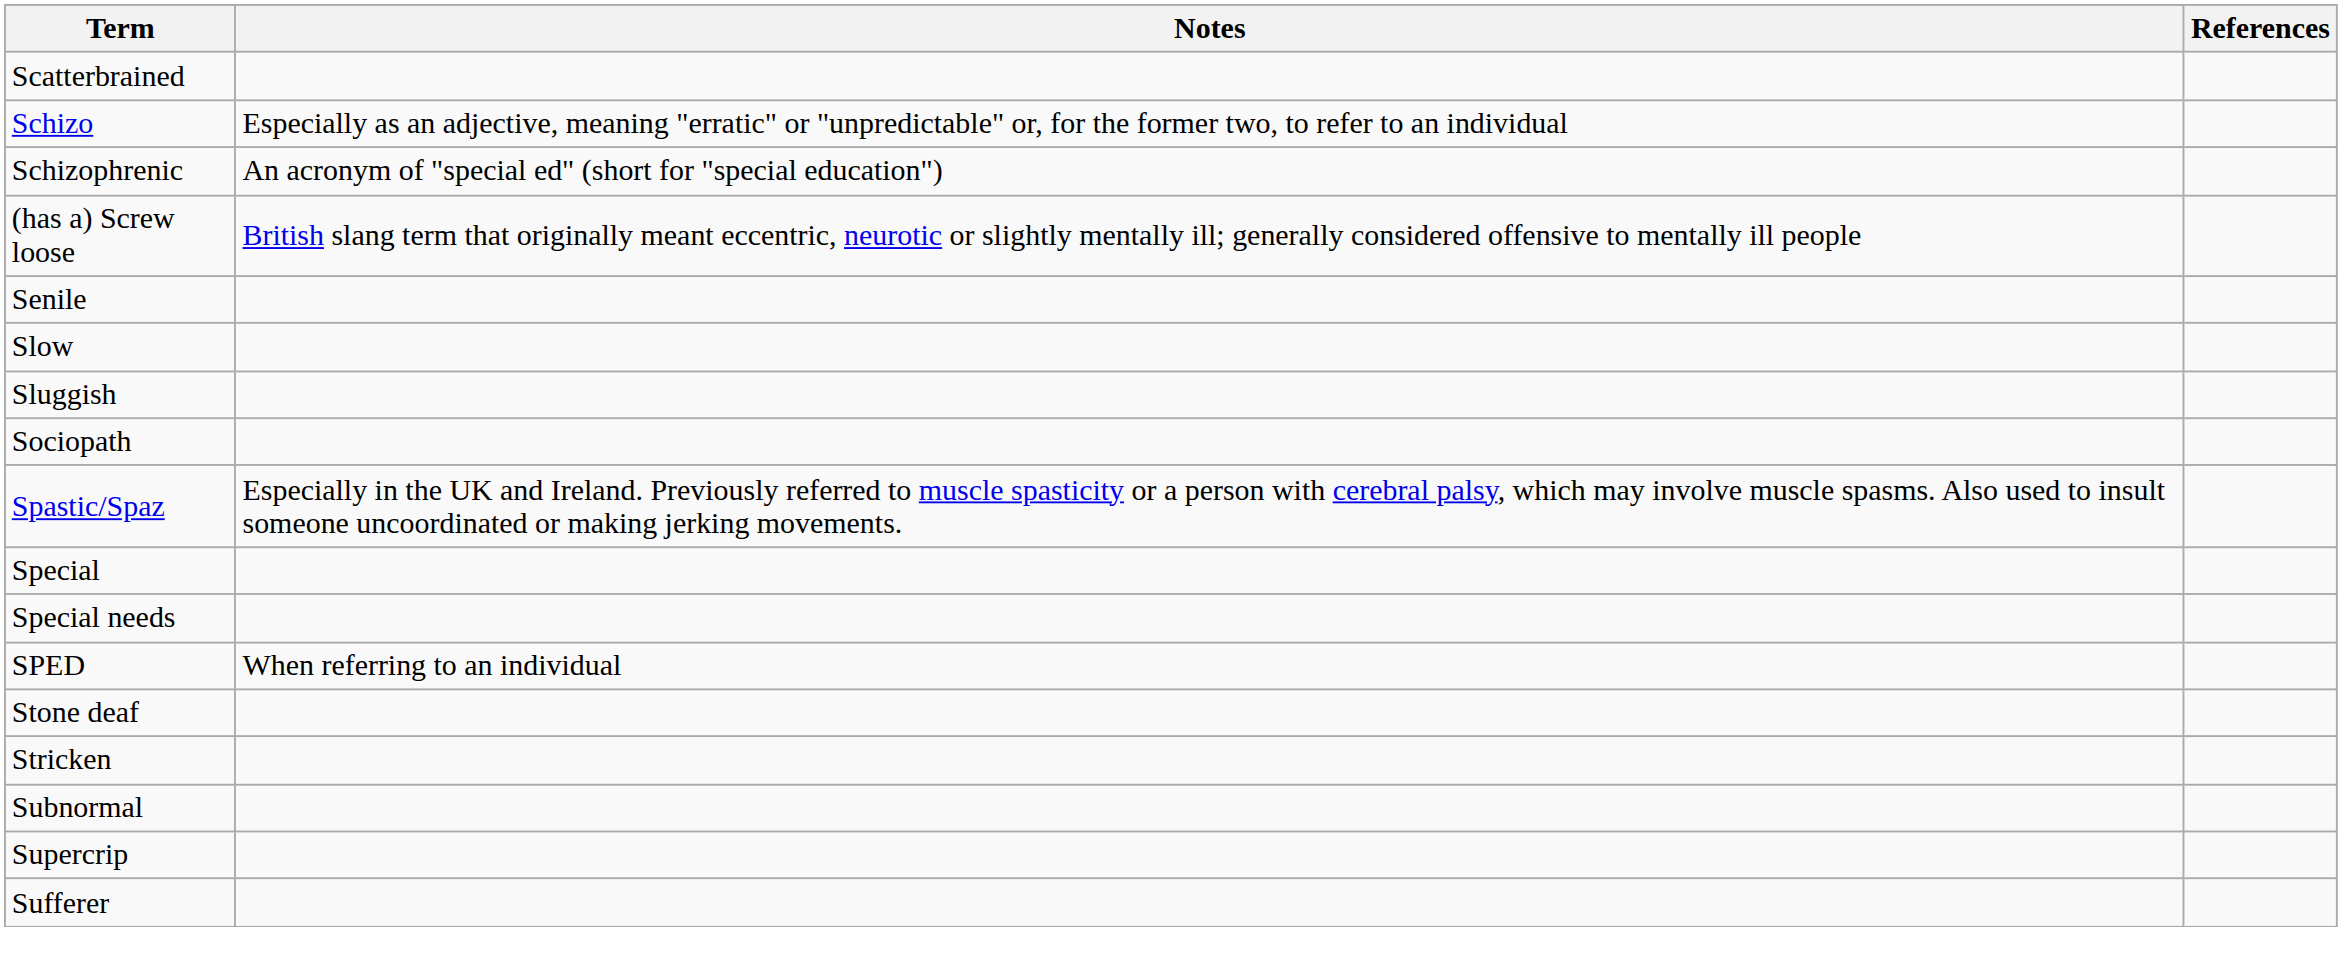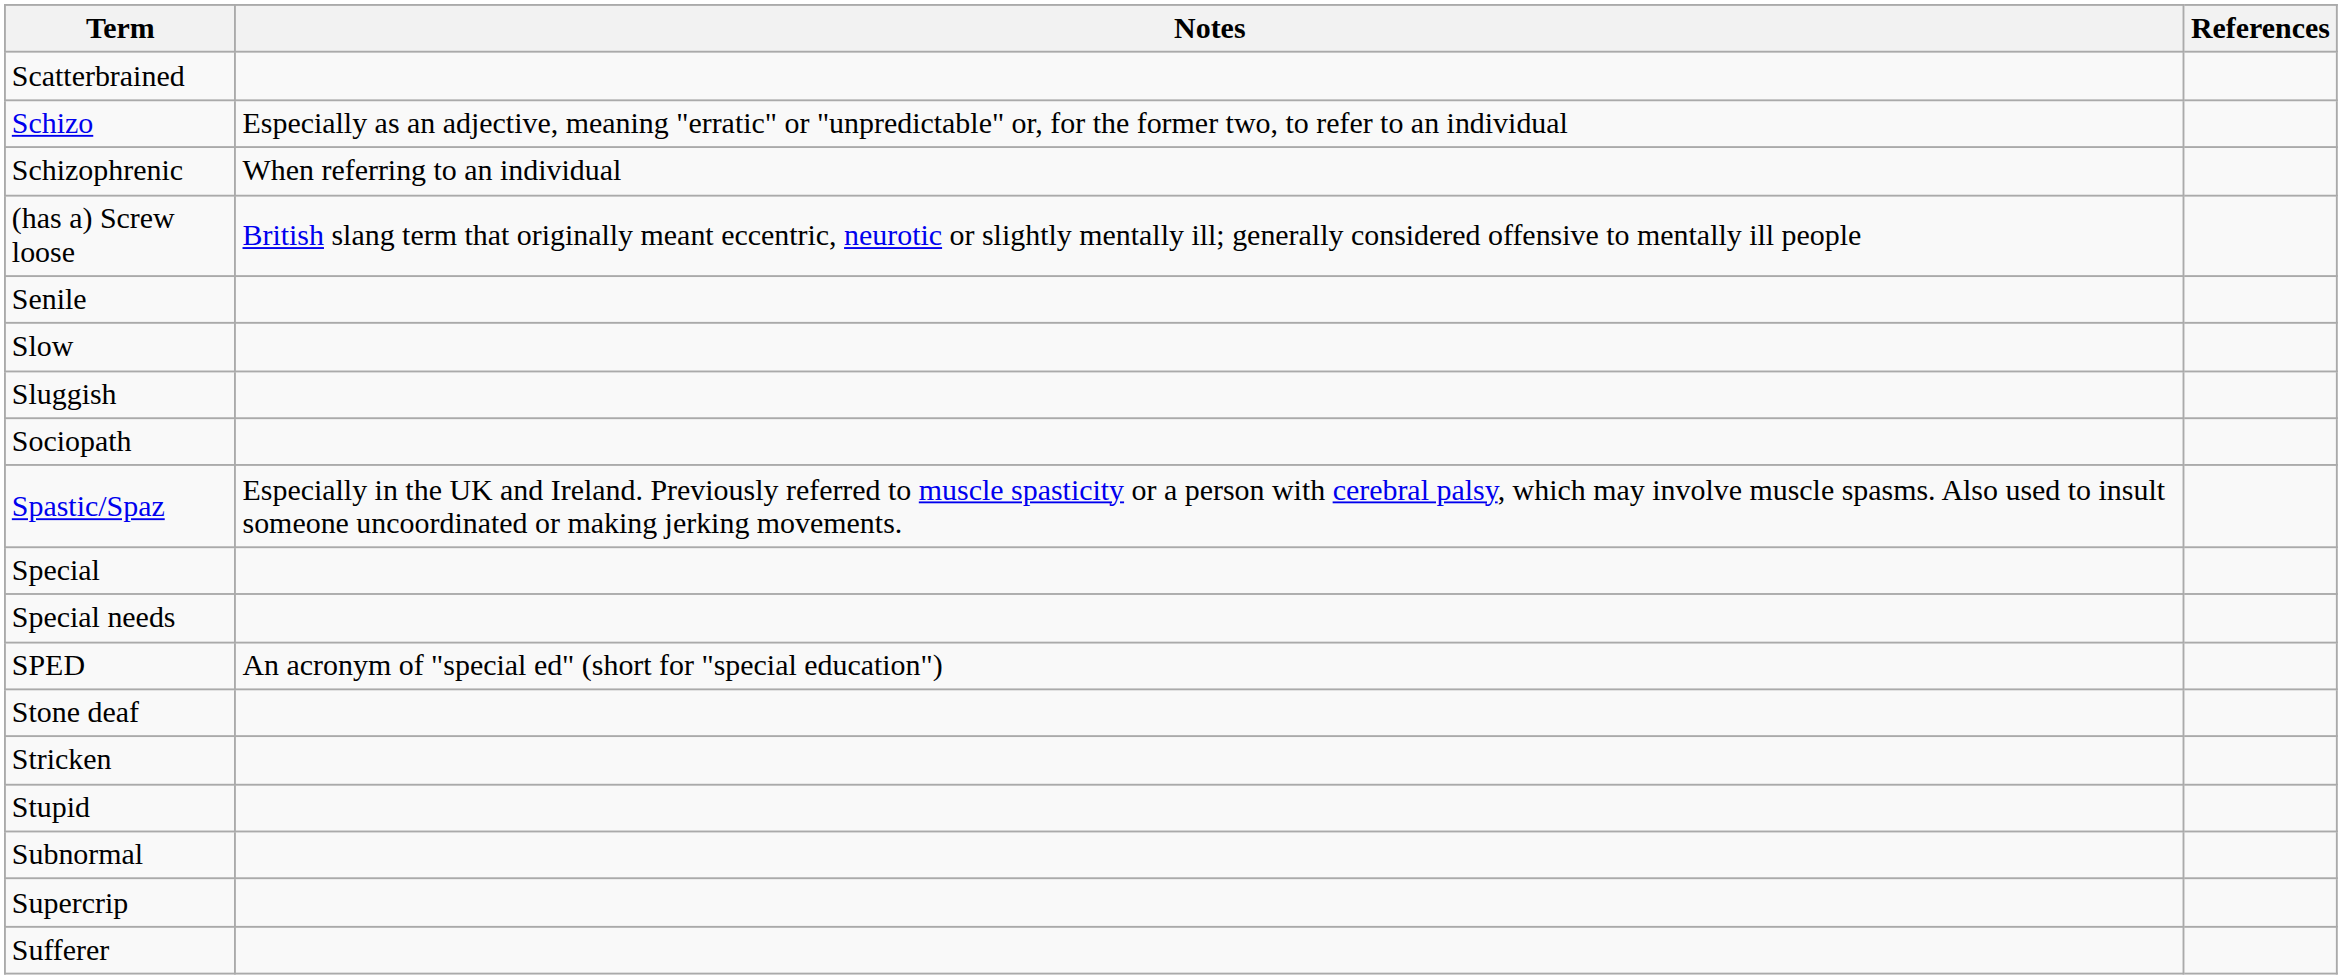(593, 170) An acronym of "special ed" (short for "special education") -> (432, 170) When referring to an individual
(432, 664) When referring to an individual -> (593, 664) An acronym of "special ed" (short for "special education")
+ row: (51, 807)
